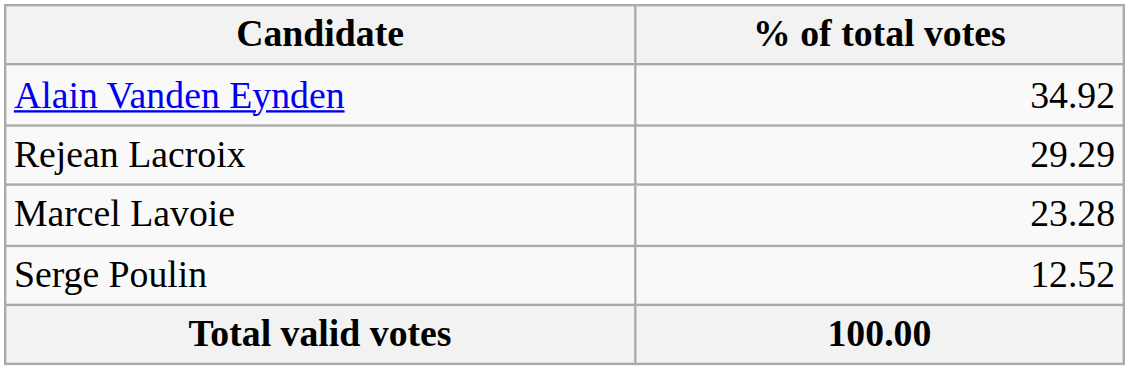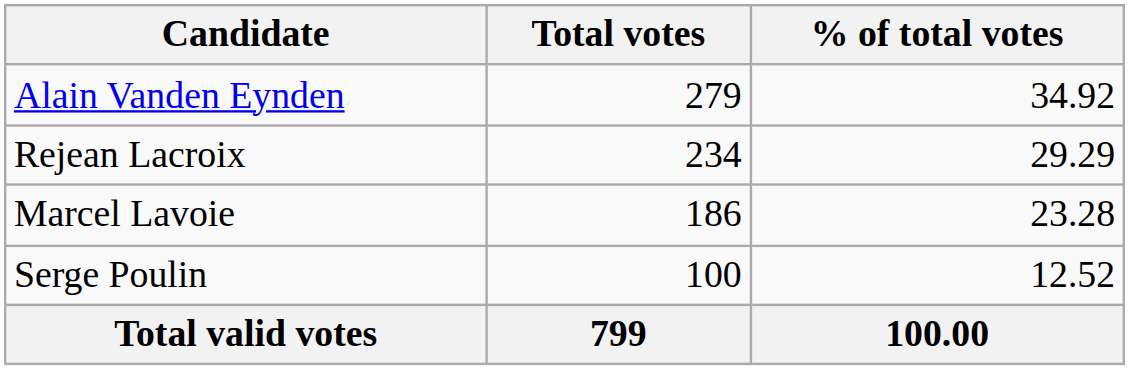+ column: (618, 34)
